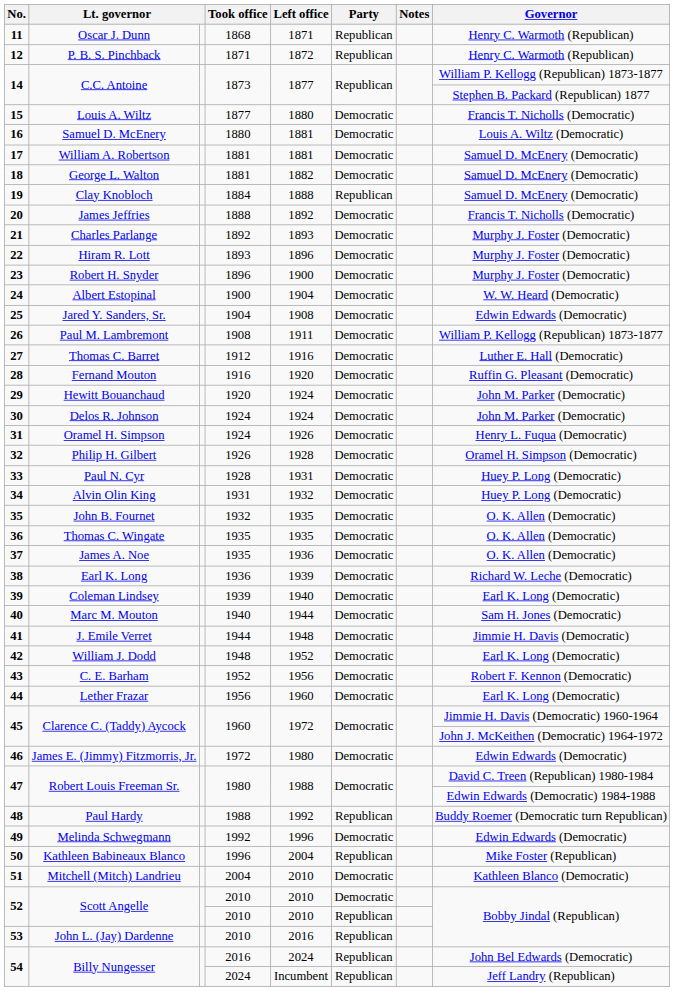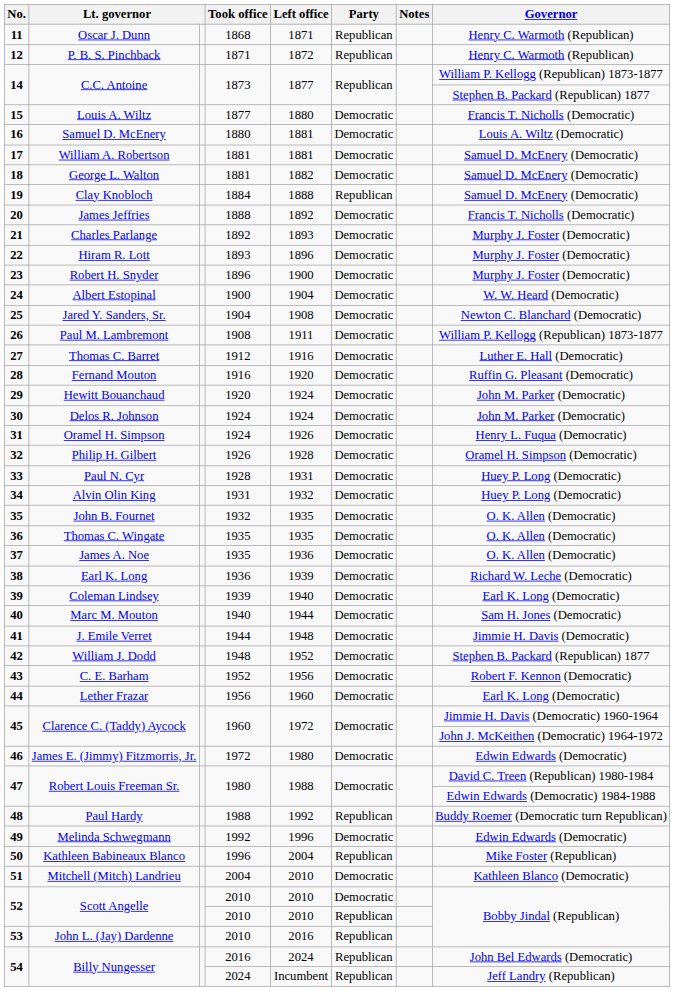(551, 315) Edwin Edwards (Democratic) -> (551, 315) Newton C. Blanchard (Democratic)
(551, 656) Earl K. Long (Democratic) -> (551, 656) Stephen B. Packard (Republican) 1877
